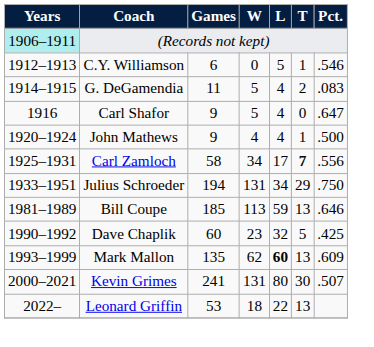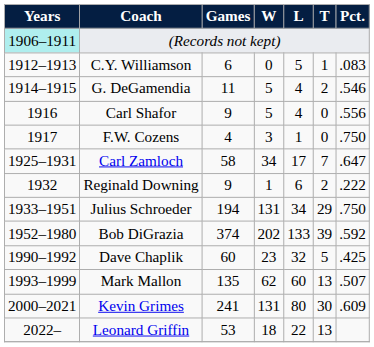(331, 64) .546 -> (353, 64) .083
(331, 88) .083 -> (353, 88) .546
(331, 112) .647 -> (353, 112) .556
+ row: (141, 137)
- row: (134, 137)
(303, 161) bold -> (325, 161) normal
(331, 161) .556 -> (353, 161) .647
+ row: (141, 185)
+ row: (141, 233)
- row: (134, 209)
(280, 257) bold -> (299, 281) normal
(331, 257) .609 -> (353, 281) .507
(331, 281) .507 -> (353, 305) .609
